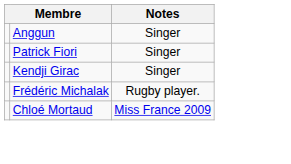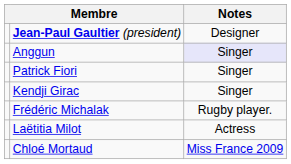+ row: (97, 33)
(163, 33) no background -> (235, 52) lavender background
+ row: (47, 129)
